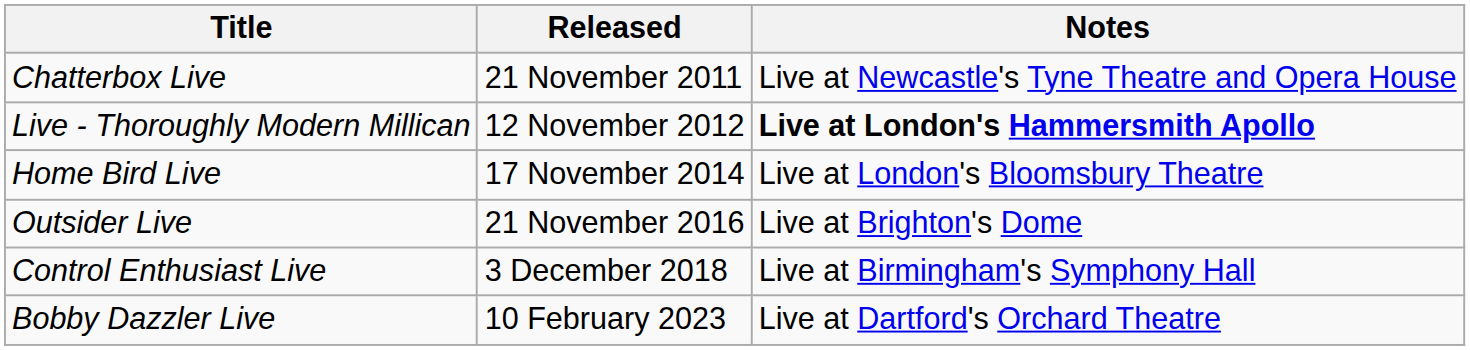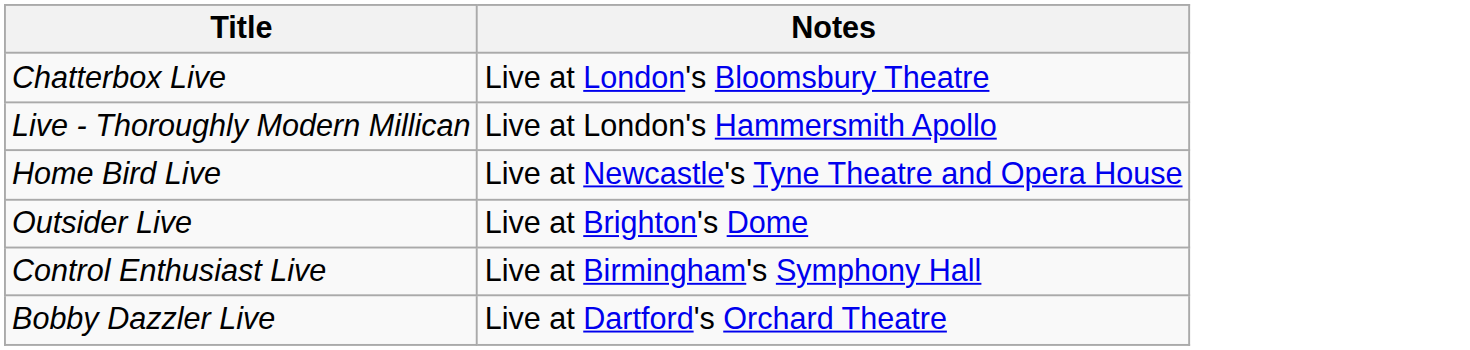- column: (615, 28)
(1108, 77) Live at Newcastle's Tyne Theatre and Opera House -> (737, 77) Live at London's Bloomsbury Theatre
(1037, 125) bold -> (741, 125) normal
(1011, 174) Live at London's Bloomsbury Theatre -> (834, 174) Live at Newcastle's Tyne Theatre and Opera House
